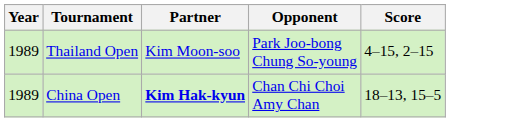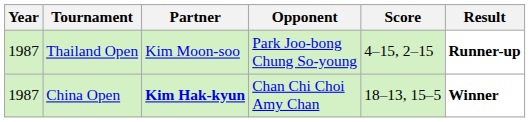+ column: (485, 17)
(24, 52) 1989 -> (24, 52) 1987
(24, 95) 1989 -> (24, 95) 1987
